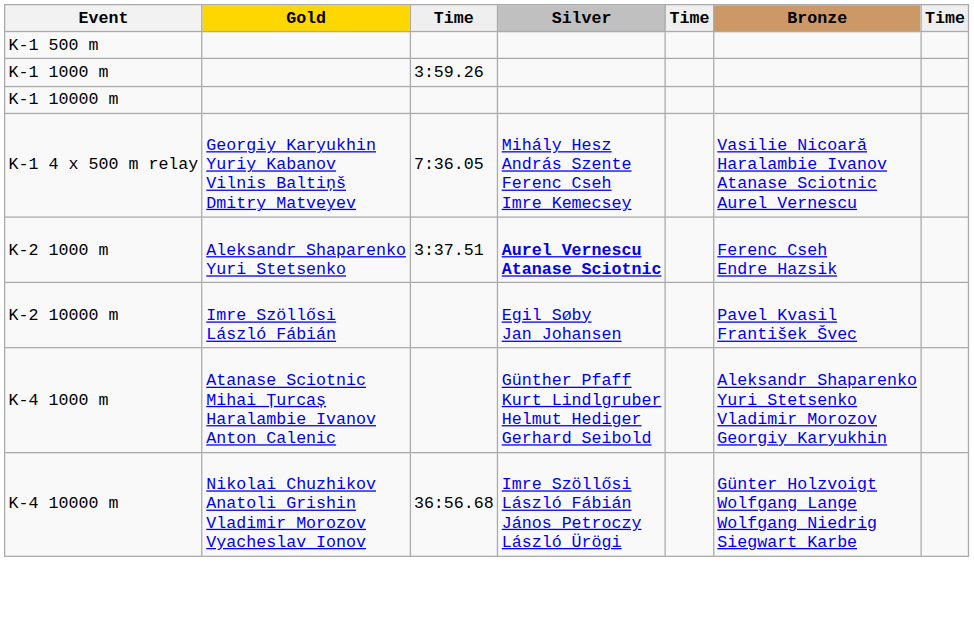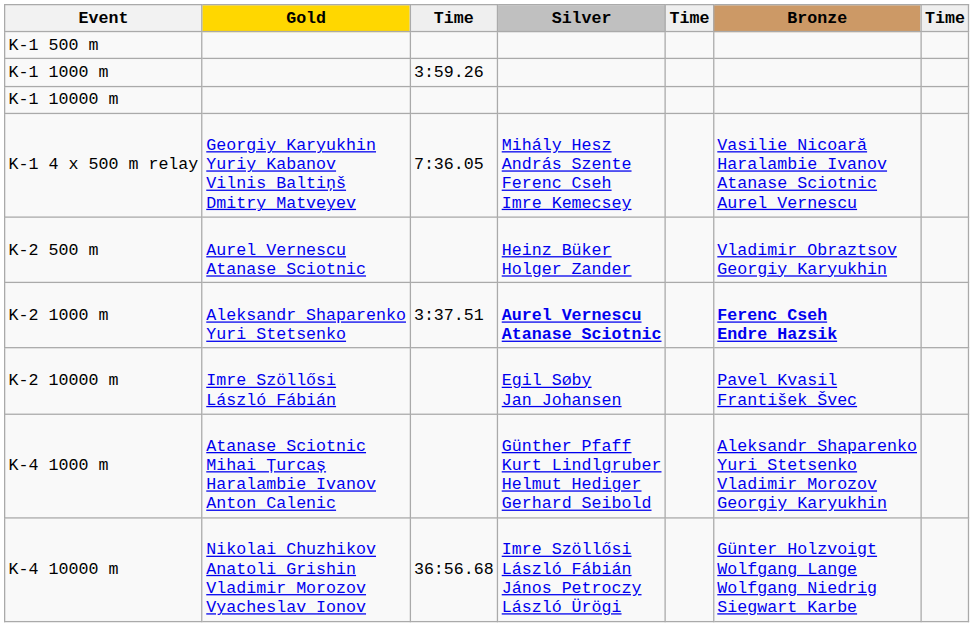+ row: (54, 250)
(777, 259) normal -> (777, 325) bold
